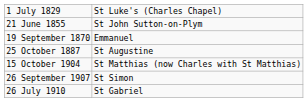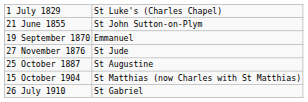+ row: (46, 51)
- row: (48, 78)
